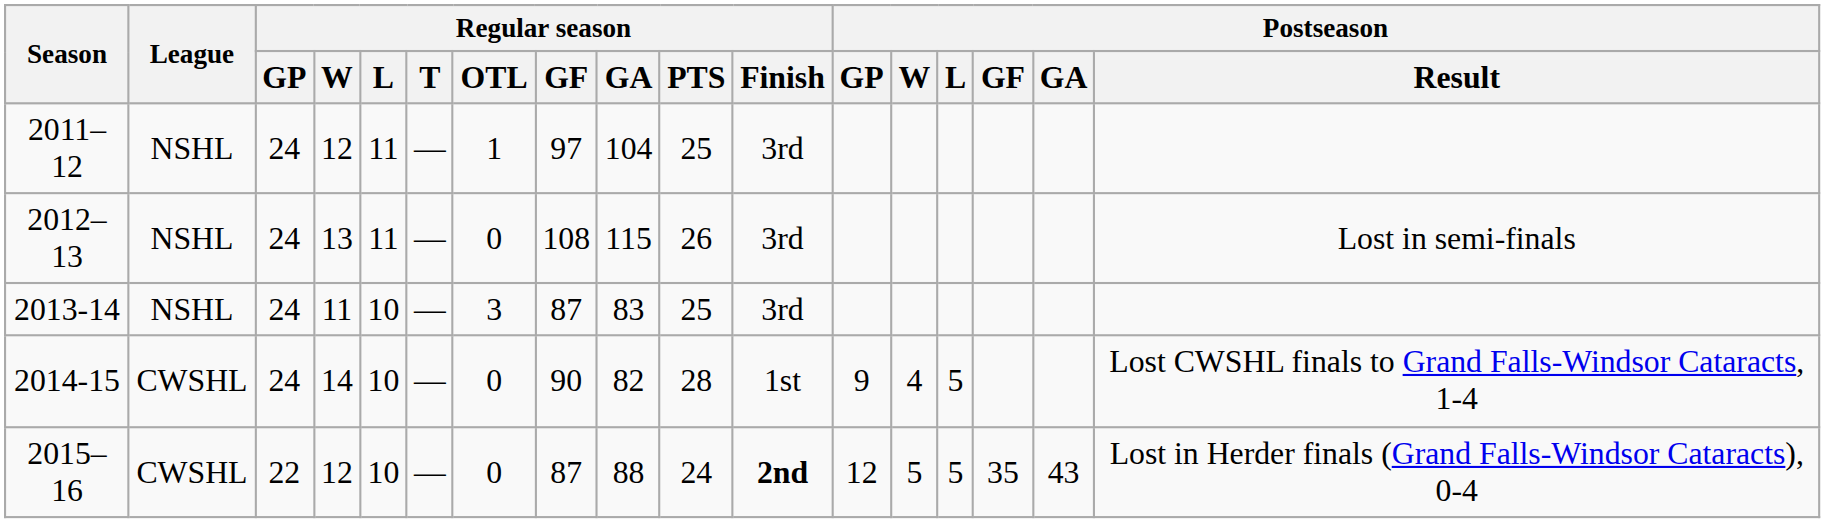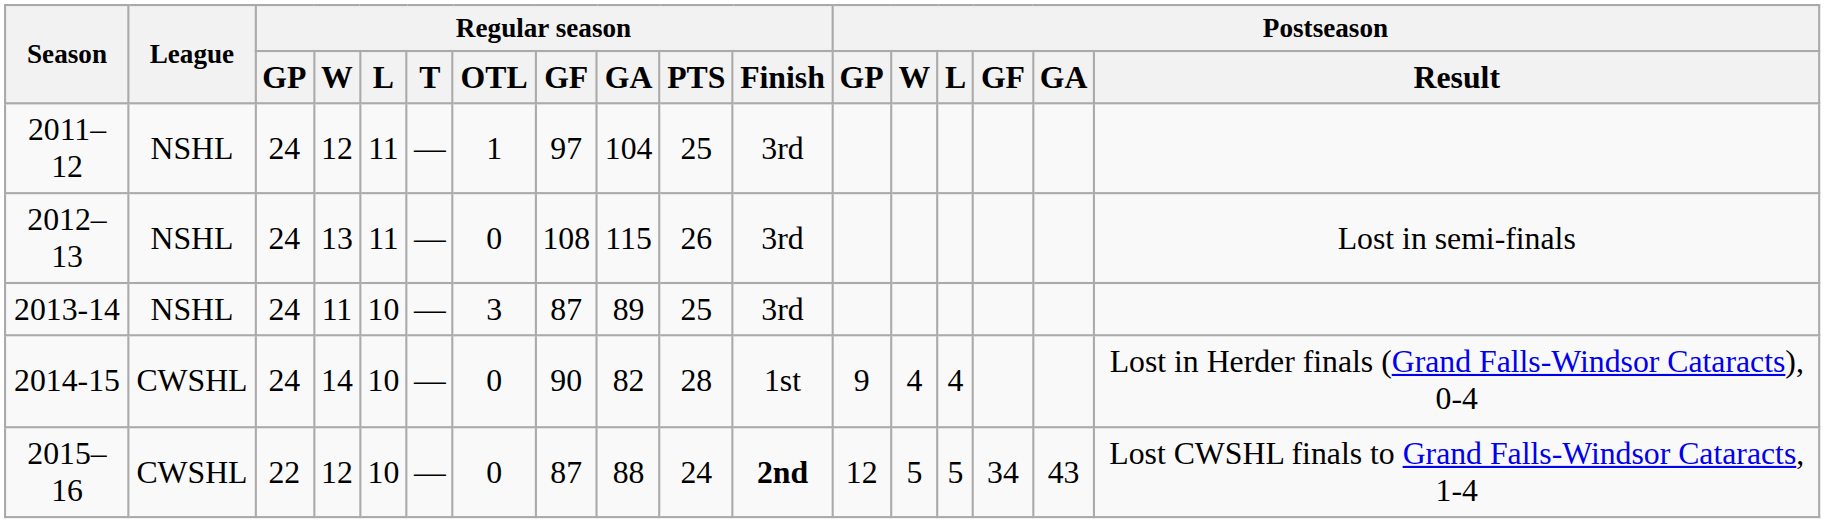(629, 309) 83 -> (629, 309) 89
(956, 380) 5 -> (956, 380) 4
(1457, 380) Lost CWSHL finals to Grand Falls-Windsor Cataracts, 1-4 -> (1457, 380) Lost in Herder finals (Grand Falls-Windsor Cataracts), 0-4
(1003, 470) 35 -> (1003, 470) 34
(1457, 470) Lost in Herder finals (Grand Falls-Windsor Cataracts), 0-4 -> (1457, 470) Lost CWSHL finals to Grand Falls-Windsor Cataracts, 1-4
